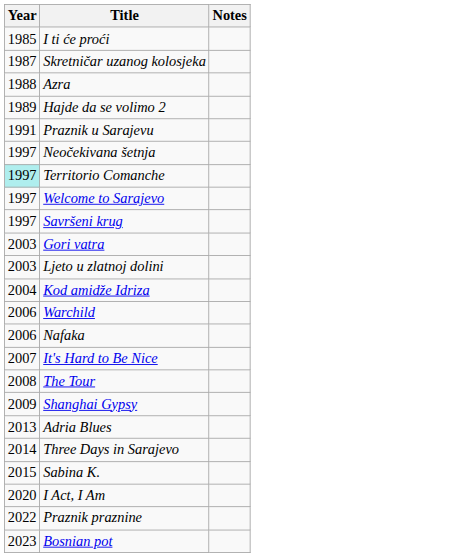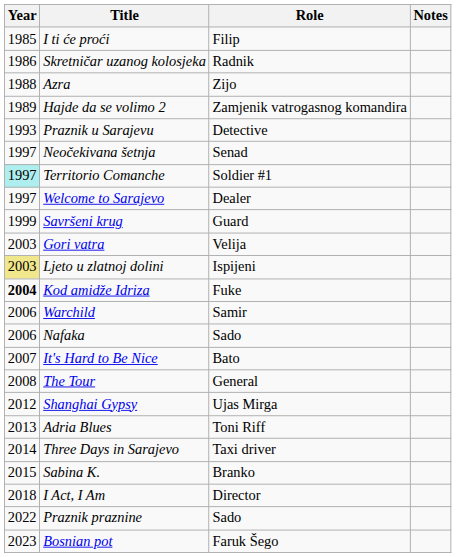+ column: (310, 15)
(22, 61) 1987 -> (22, 61) 1986
(22, 130) 1991 -> (22, 130) 1993
(22, 221) 1997 -> (22, 221) 1999
(22, 267) no background -> (22, 267) khaki background
(22, 289) normal -> (22, 289) bold
(22, 404) 2009 -> (22, 404) 2012
(22, 495) 2020 -> (22, 495) 2018
